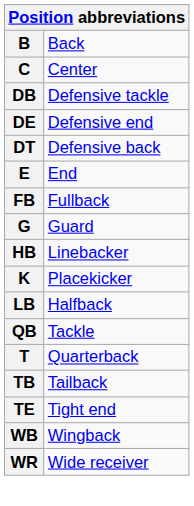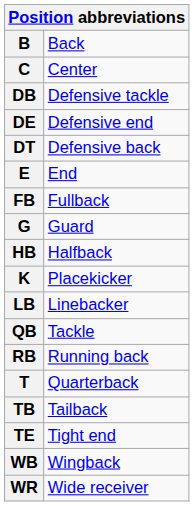(88, 252) Linebacker -> (80, 252) Halfback
(80, 305) Halfback -> (88, 305) Linebacker
+ row: (24, 357)
